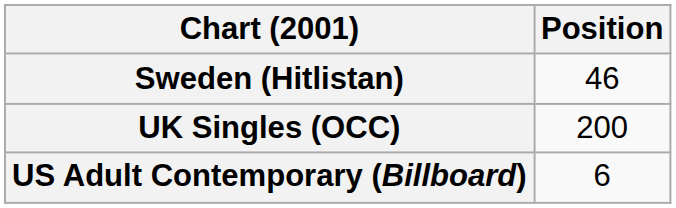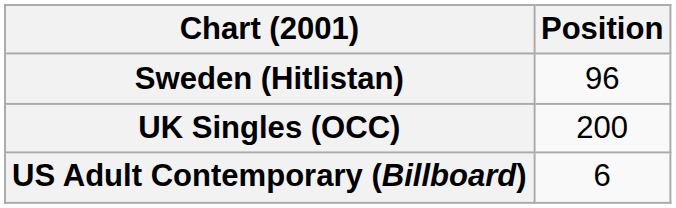(602, 78) 46 -> (602, 78) 96
